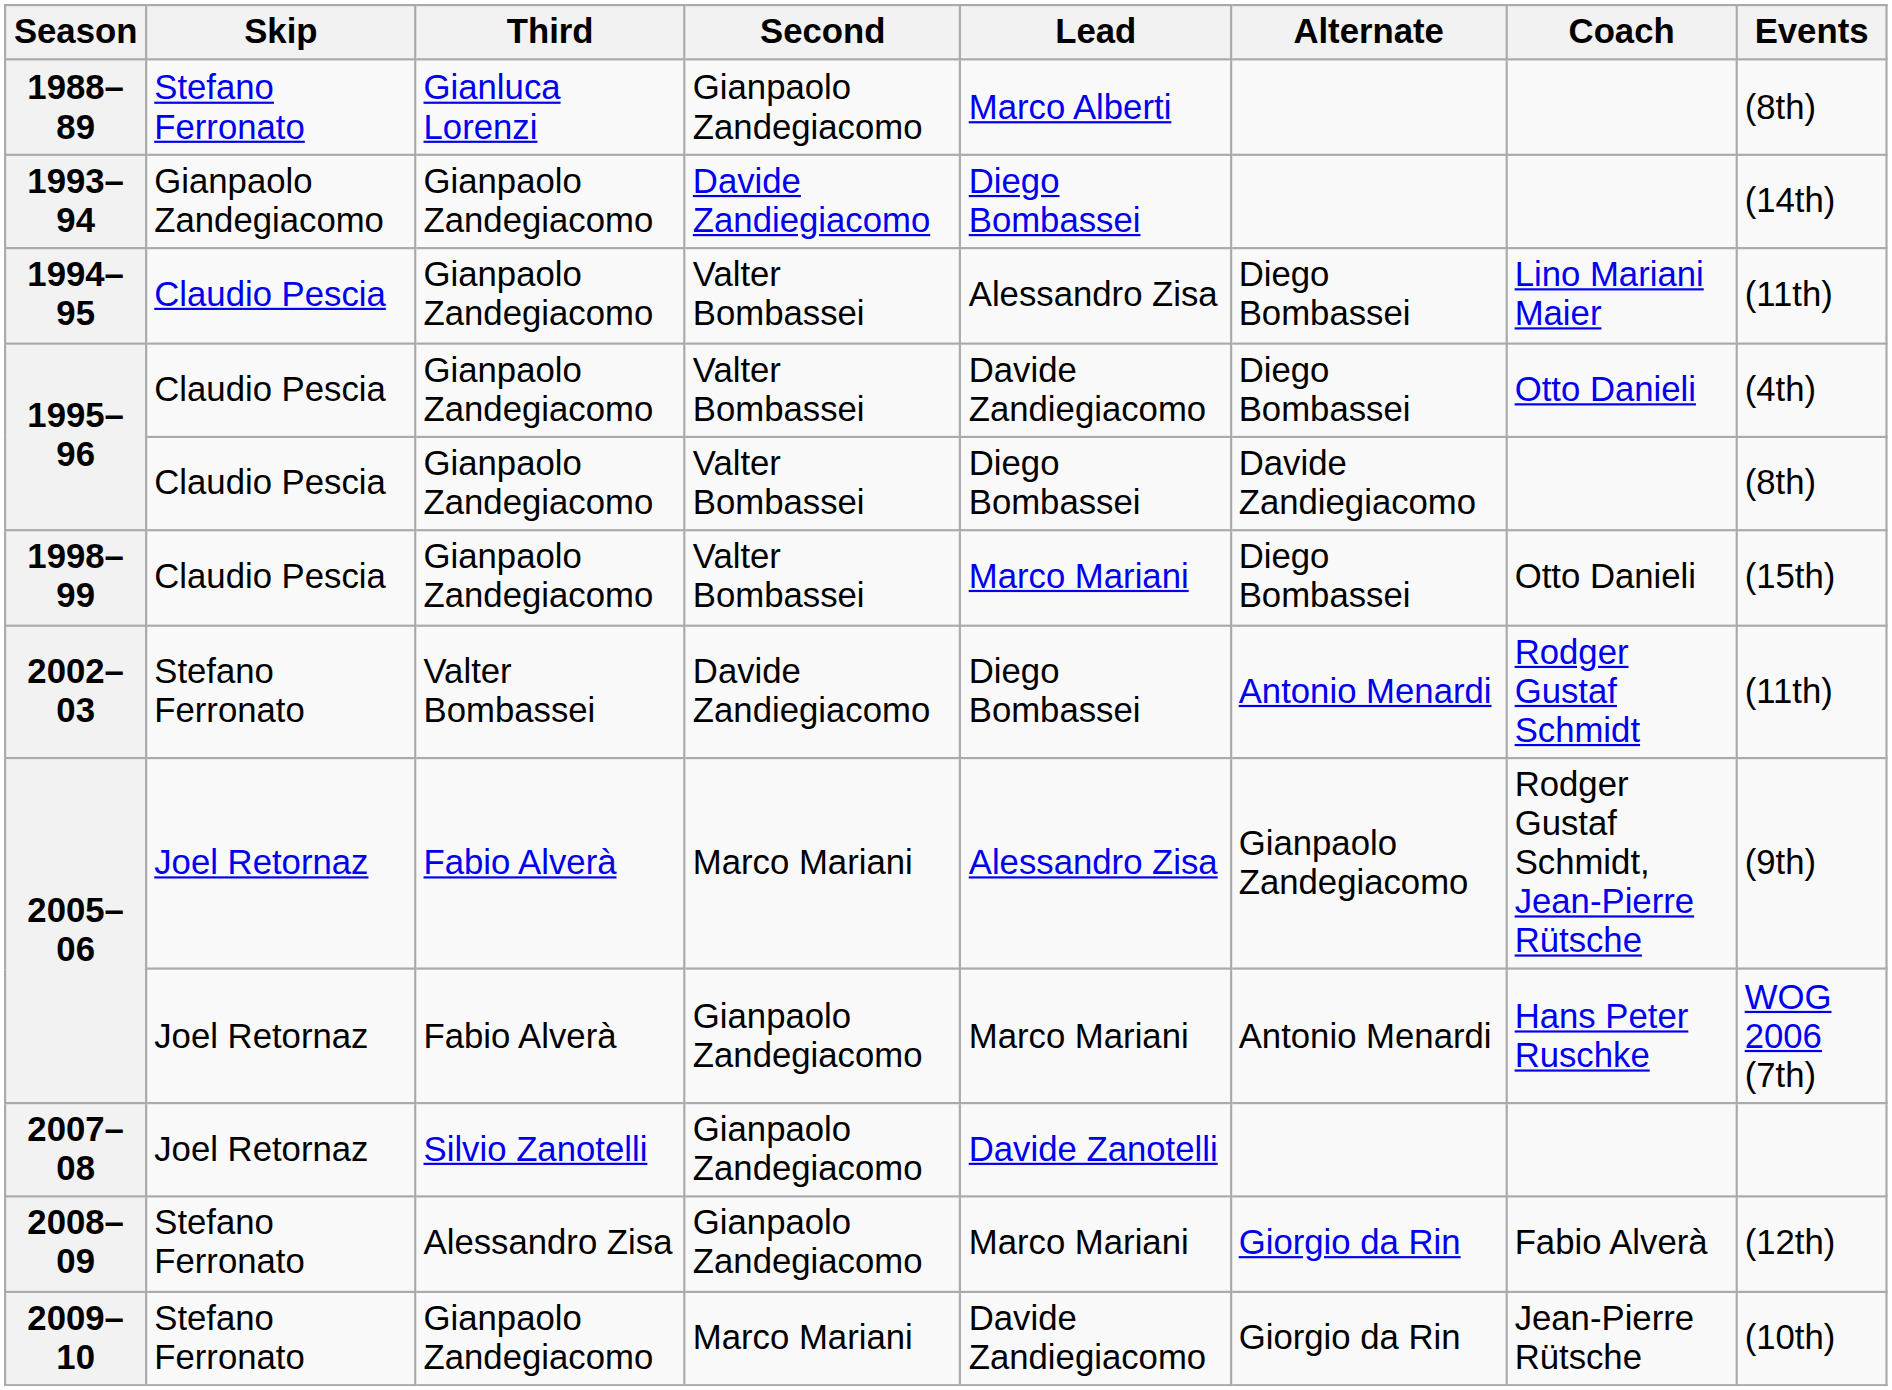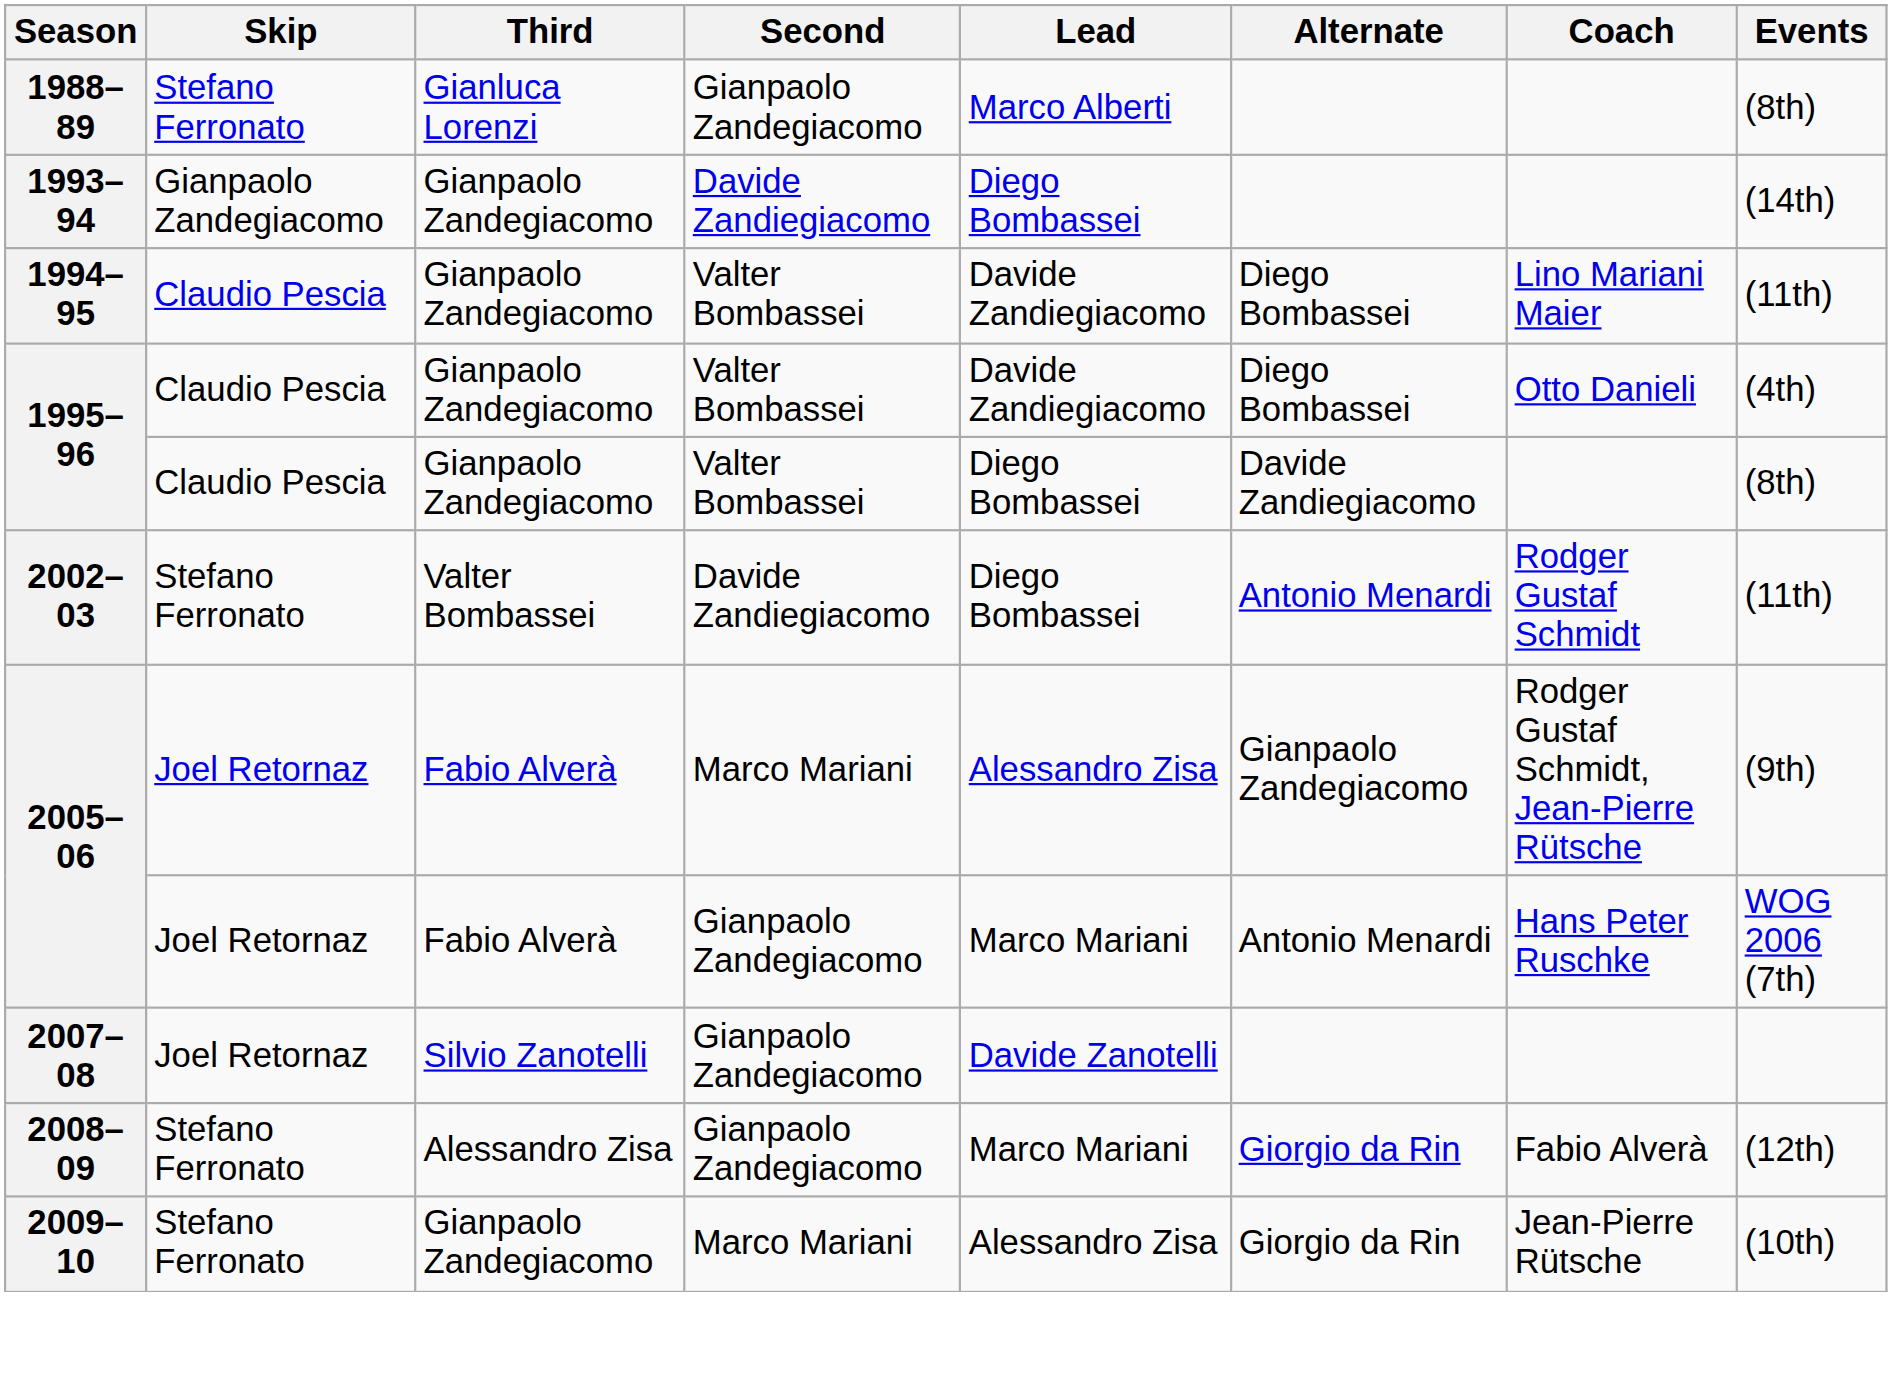(1093, 294) Alessandro Zisa -> (1087, 294) Davide Zandiegiacomo
- row: (76, 577)
(1087, 1337) Davide Zandiegiacomo -> (1093, 1243) Alessandro Zisa
